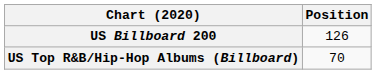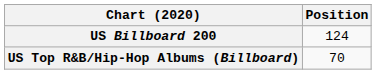(337, 37) 126 -> (337, 37) 124
